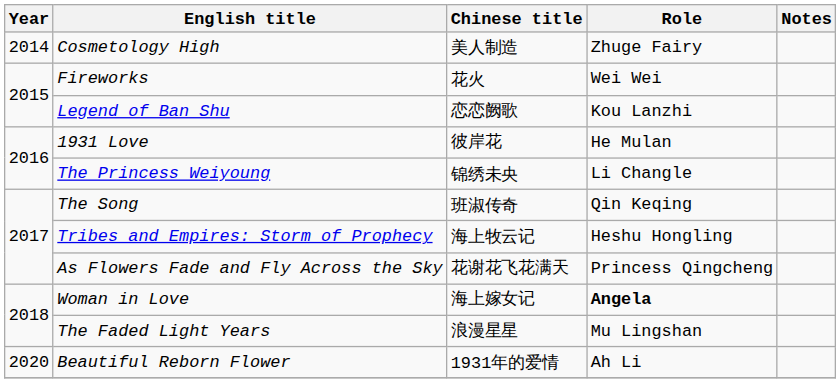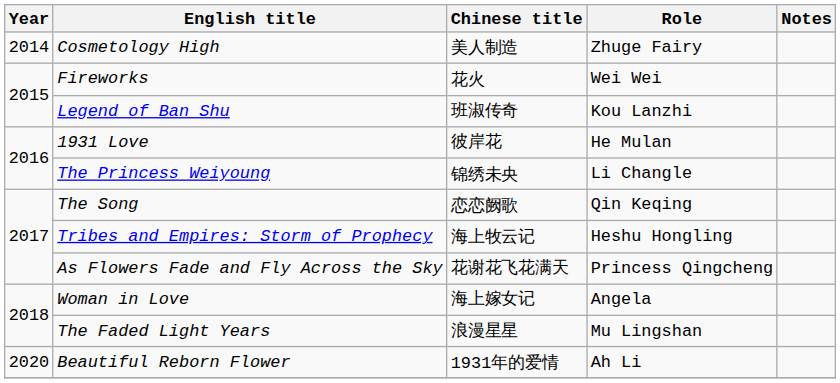(485, 111) 恋恋阙歌 -> (485, 111) 班淑传奇
(485, 206) 班淑传奇 -> (485, 206) 恋恋阙歌
(621, 299) bold -> (621, 299) normal
